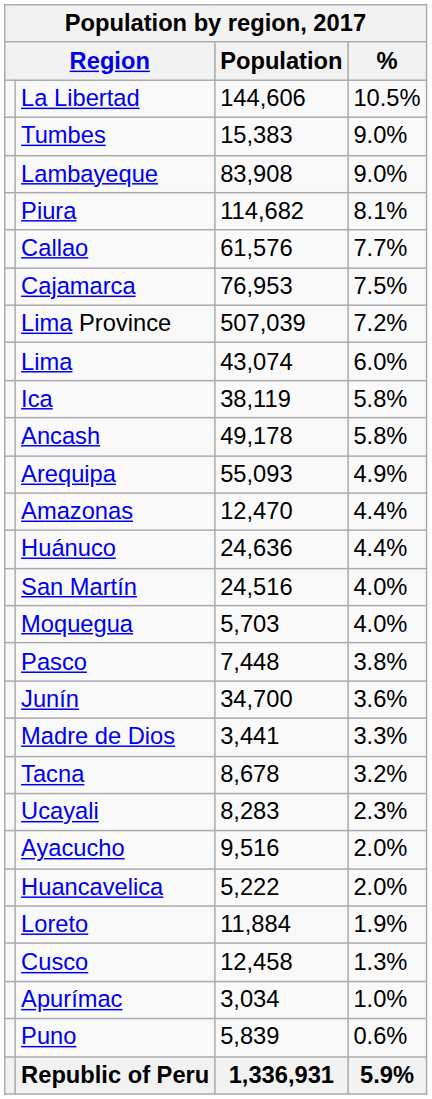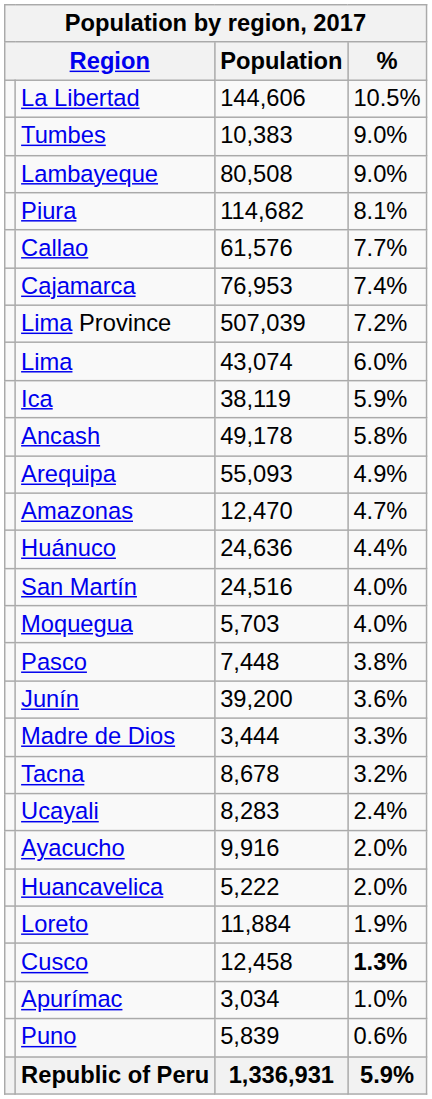(256, 135) 15,383 -> (256, 135) 10,383
(256, 173) 83,908 -> (256, 173) 80,508
(380, 286) 7.5% -> (380, 286) 7.4%
(380, 398) 5.8% -> (380, 398) 5.9%
(380, 511) 4.4% -> (380, 511) 4.7%
(256, 699) 34,700 -> (256, 699) 39,200
(250, 736) 3,441 -> (250, 736) 3,444
(380, 811) 2.3% -> (380, 811) 2.4%
(250, 849) 9,516 -> (250, 849) 9,916
(380, 962) normal -> (380, 962) bold
